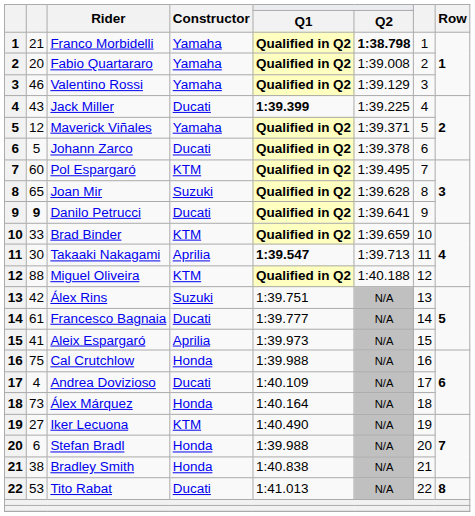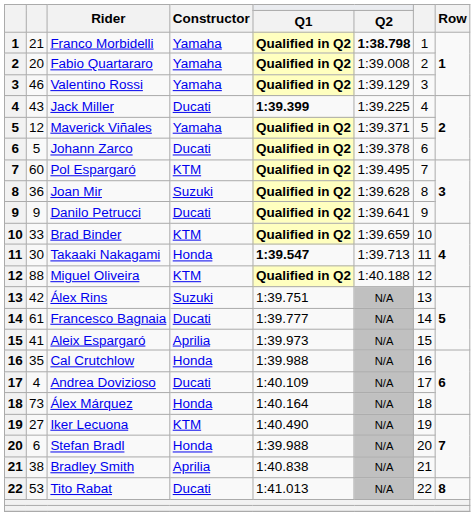(37, 191) 65 -> (37, 191) 36
(37, 212) bold -> (37, 212) normal
(191, 255) Aprilia -> (193, 255) Honda
(37, 361) 75 -> (37, 361) 35
(193, 467) Honda -> (191, 467) Aprilia
